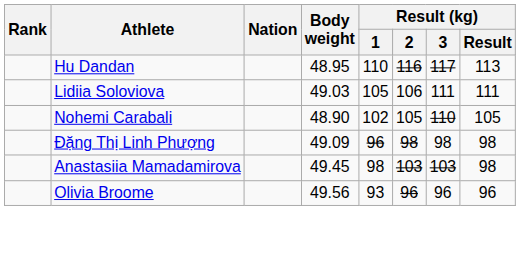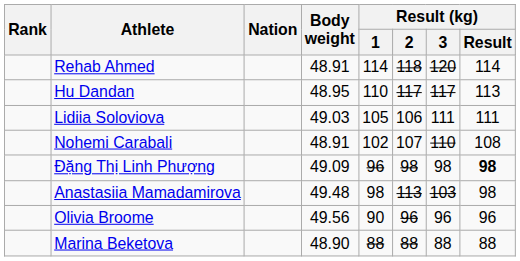+ row: (104, 67)
(409, 67) 116 -> (409, 92) 117
(330, 117) 48.90 -> (330, 142) 48.91
(409, 117) 105 -> (409, 142) 107
(488, 117) 105 -> (488, 142) 108
(488, 142) normal -> (488, 167) bold
(330, 167) 49.45 -> (330, 192) 49.48
(409, 167) 103 -> (409, 192) 113
(375, 192) 93 -> (375, 218) 90
+ row: (114, 243)
